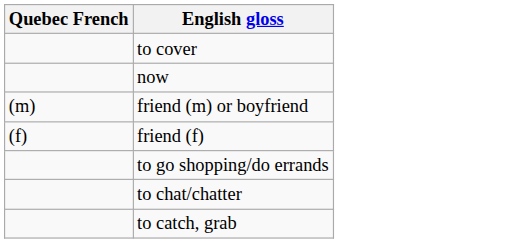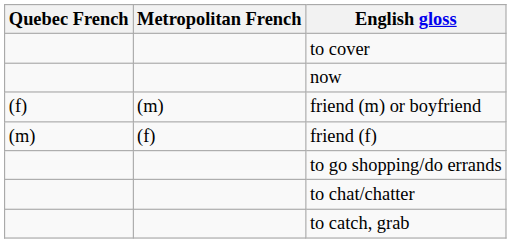+ column: (219, 19)
(22, 106) (m) -> (18, 106) (f)
(18, 135) (f) -> (22, 135) (m)
